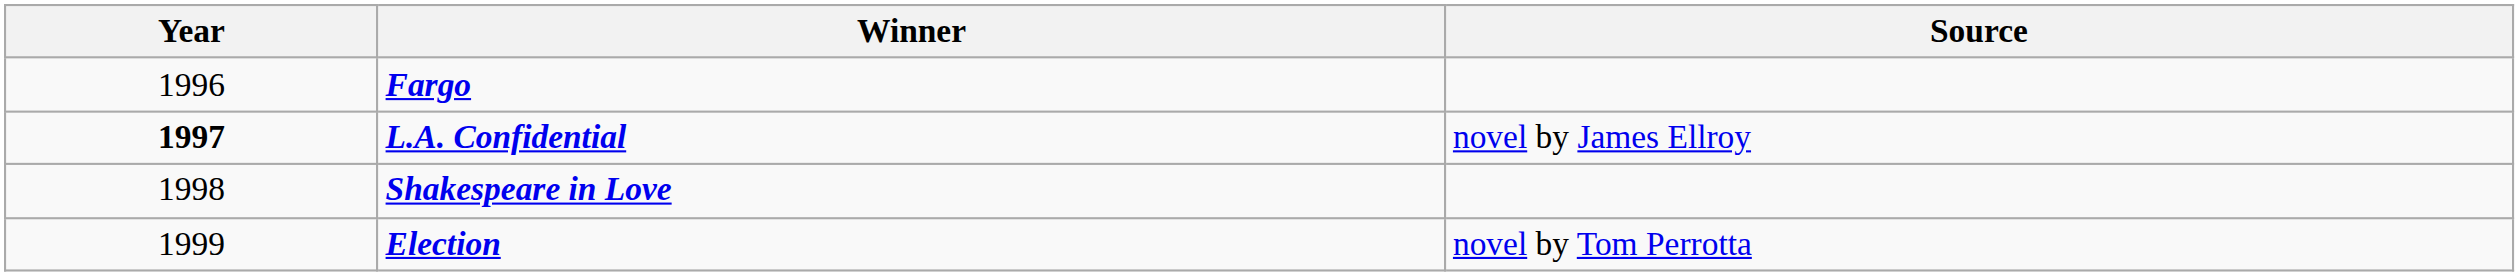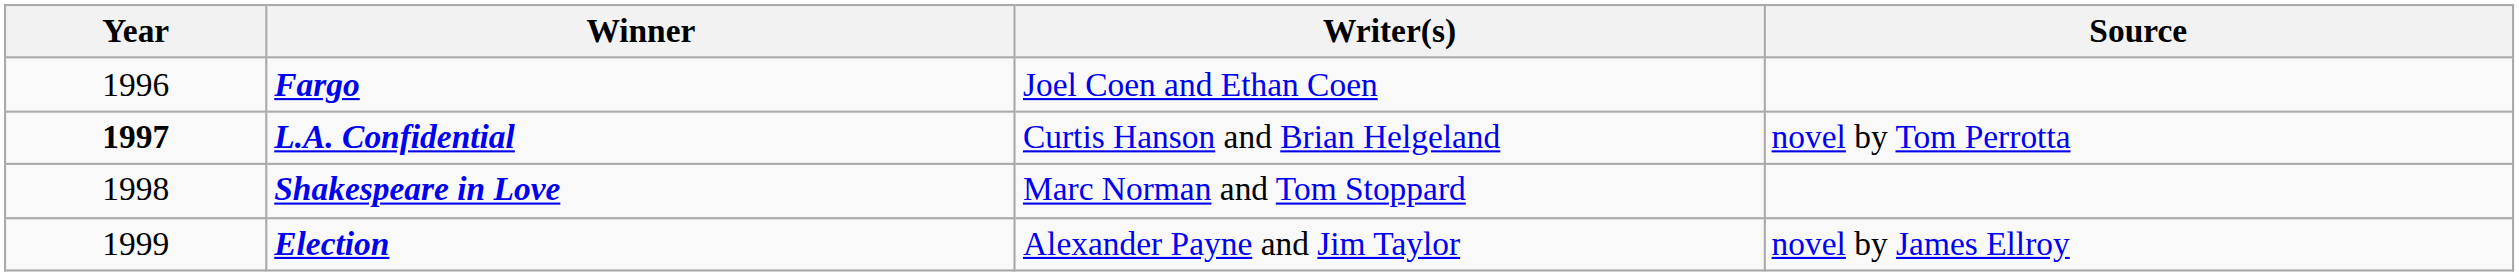+ column: (1390, 31)
(1602, 137) novel by James Ellroy -> (1921, 137) novel by Tom Perrotta
(1602, 243) novel by Tom Perrotta -> (1921, 243) novel by James Ellroy
